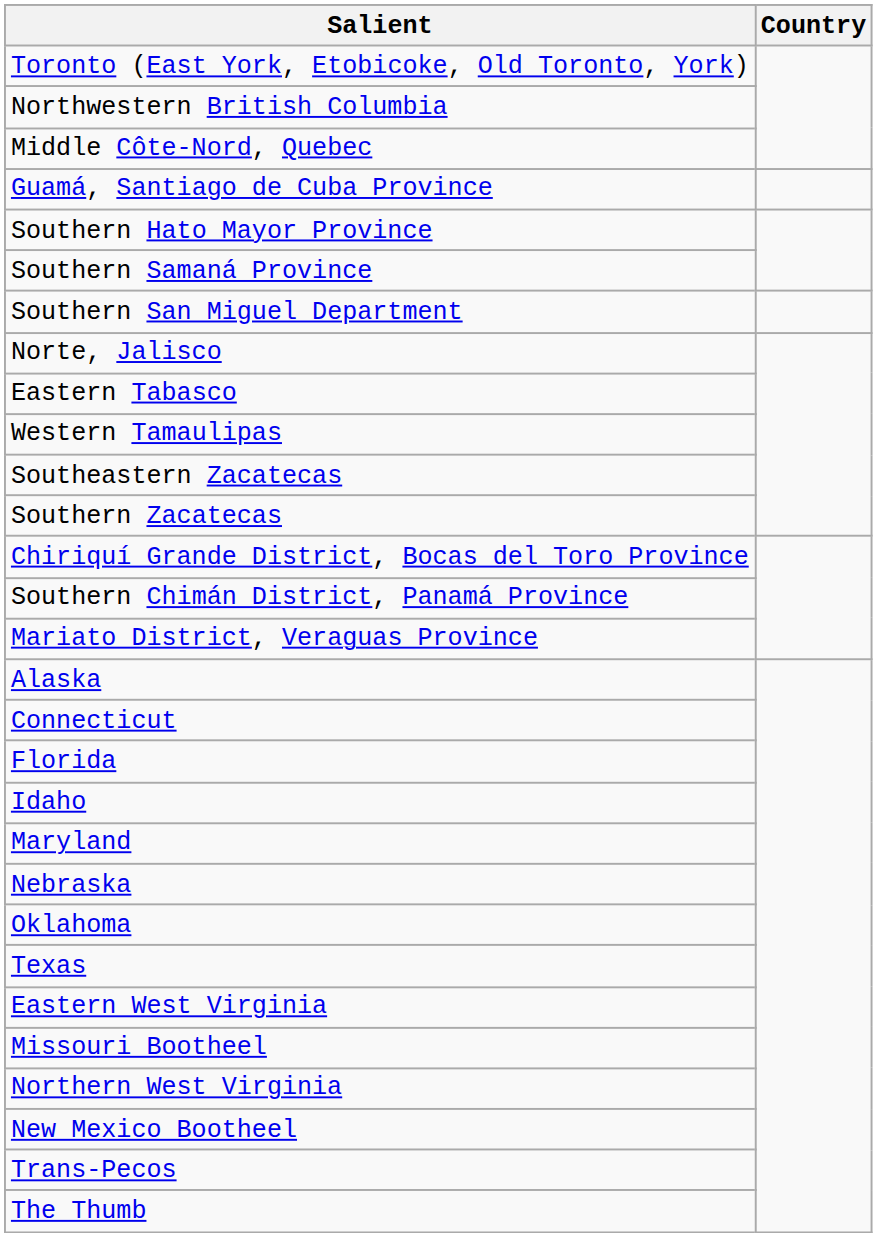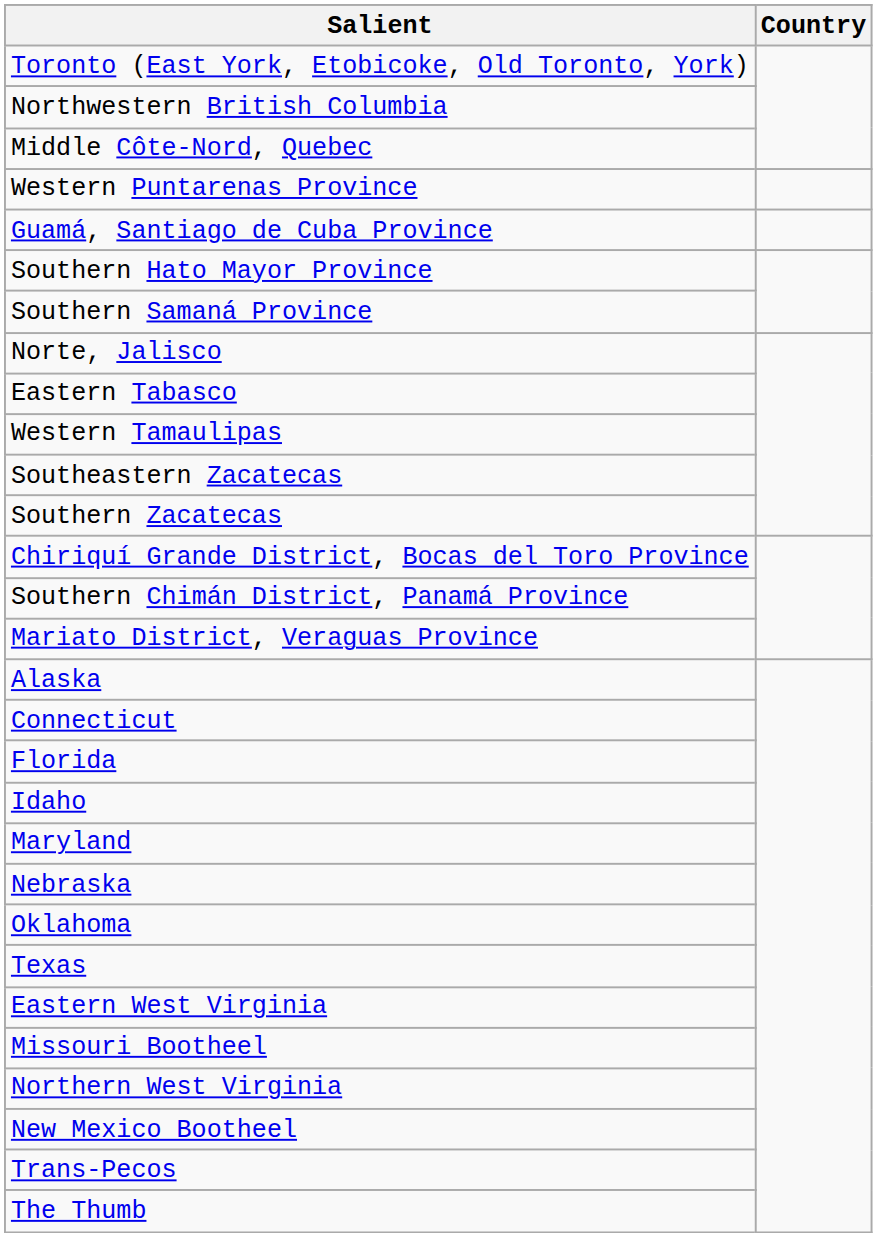+ row: (214, 189)
- row: (237, 312)
